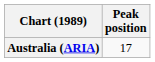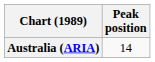(126, 47) 17 -> (126, 47) 14
